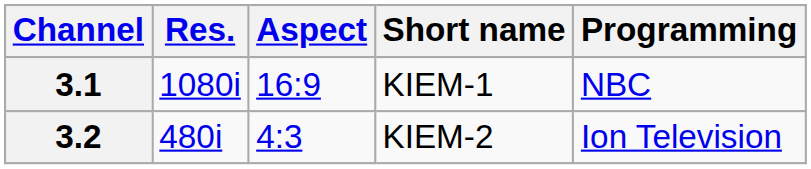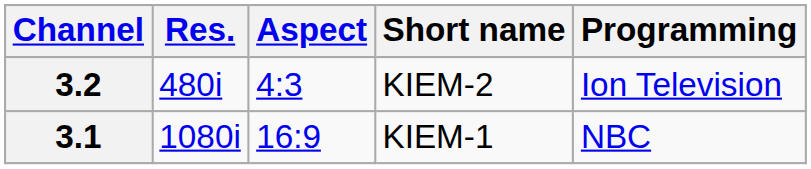rows swapped: (78, 83) <-> (78, 136)
